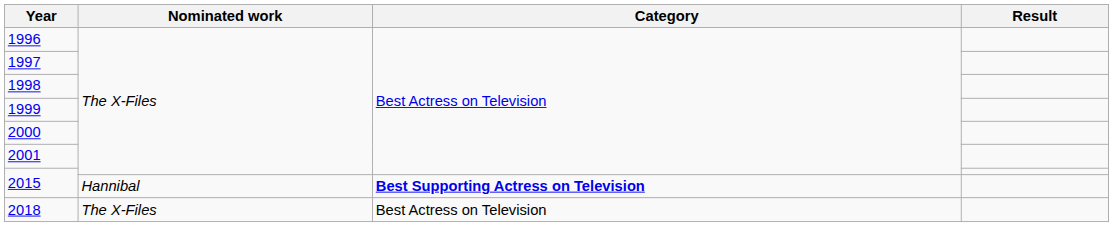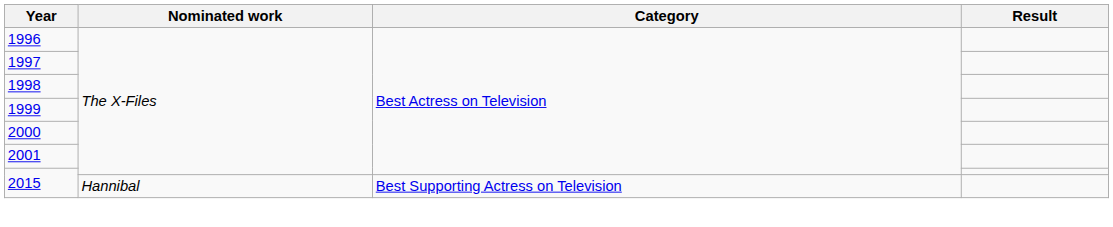(510, 186) bold -> (499, 186) normal
- row: (24, 209)
